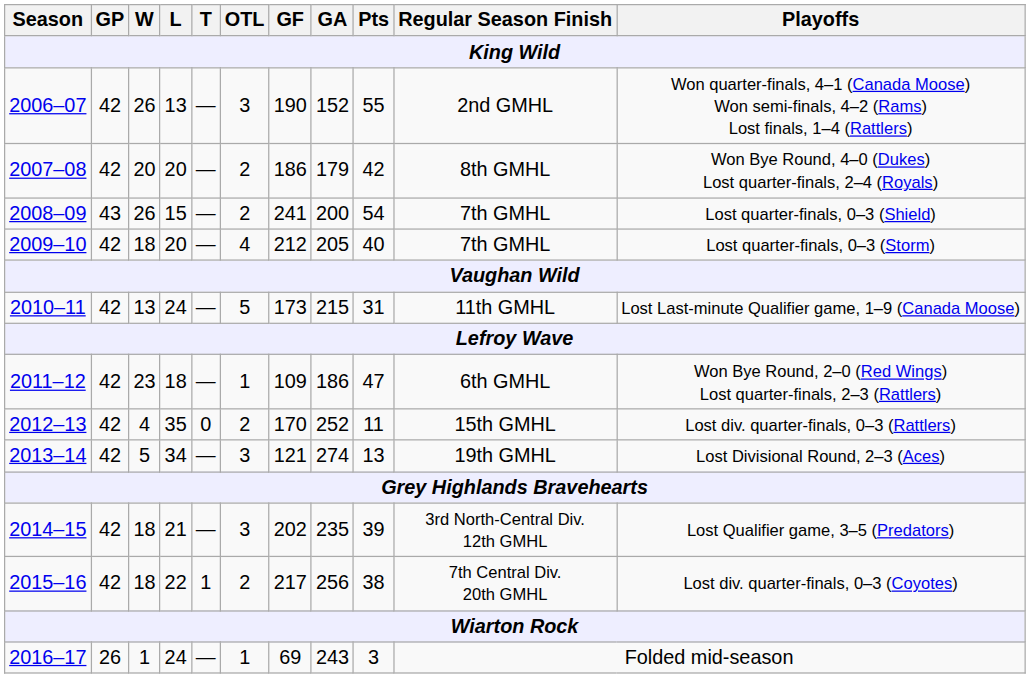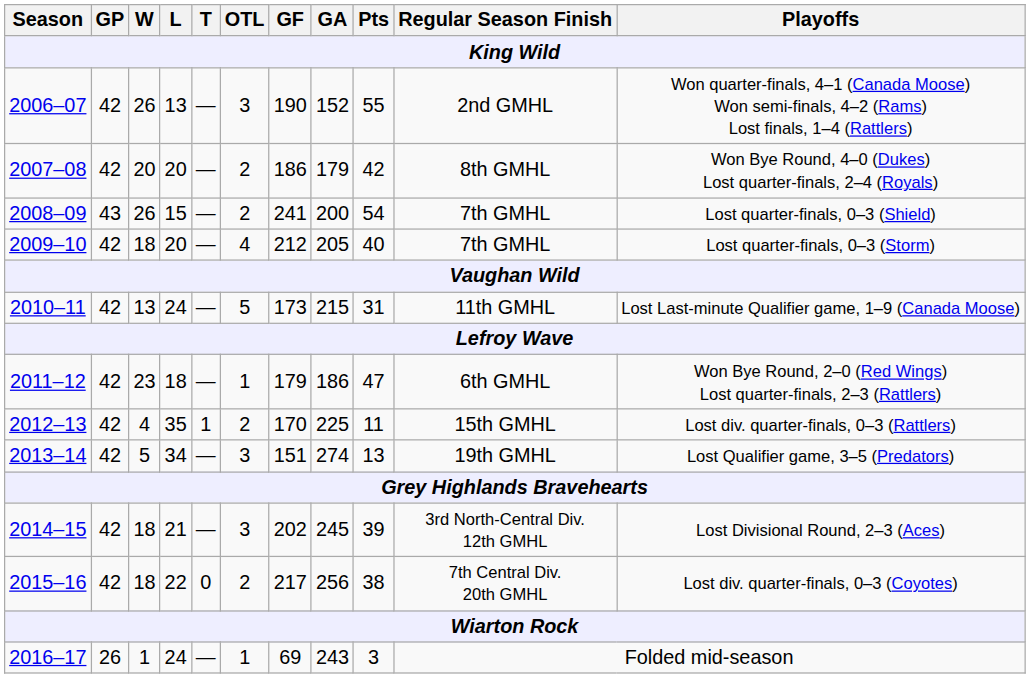(290, 381) 109 -> (290, 381) 179
(206, 424) 0 -> (206, 424) 1
(332, 424) 252 -> (332, 424) 225
(290, 455) 121 -> (290, 455) 151
(821, 456) Lost Divisional Round, 2–3 (Aces) -> (821, 456) Lost Qualifier game, 3–5 (Predators)
(332, 529) 235 -> (332, 529) 245
(821, 530) Lost Qualifier game, 3–5 (Predators) -> (821, 530) Lost Divisional Round, 2–3 (Aces)
(206, 583) 1 -> (206, 583) 0
